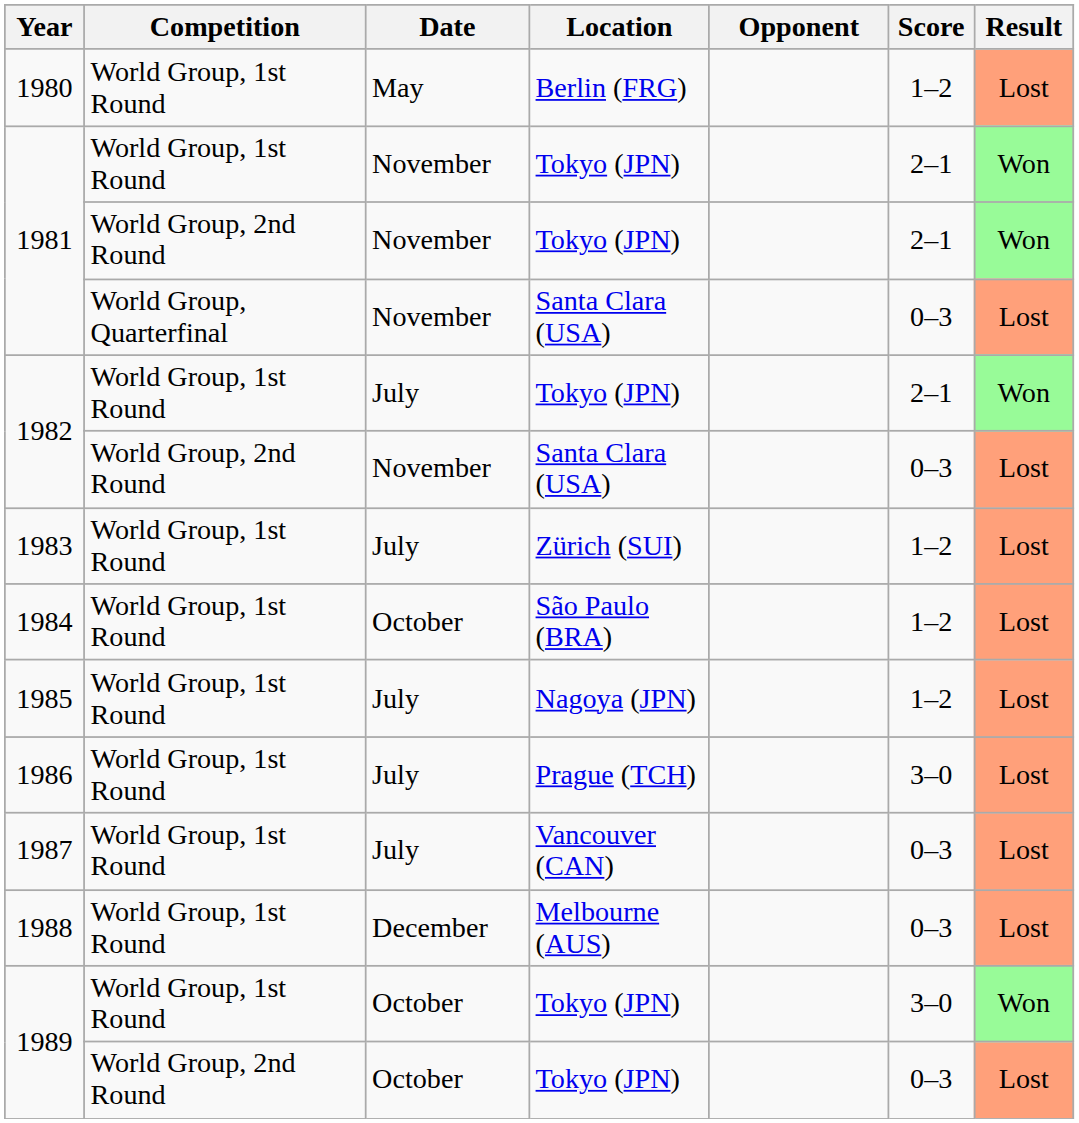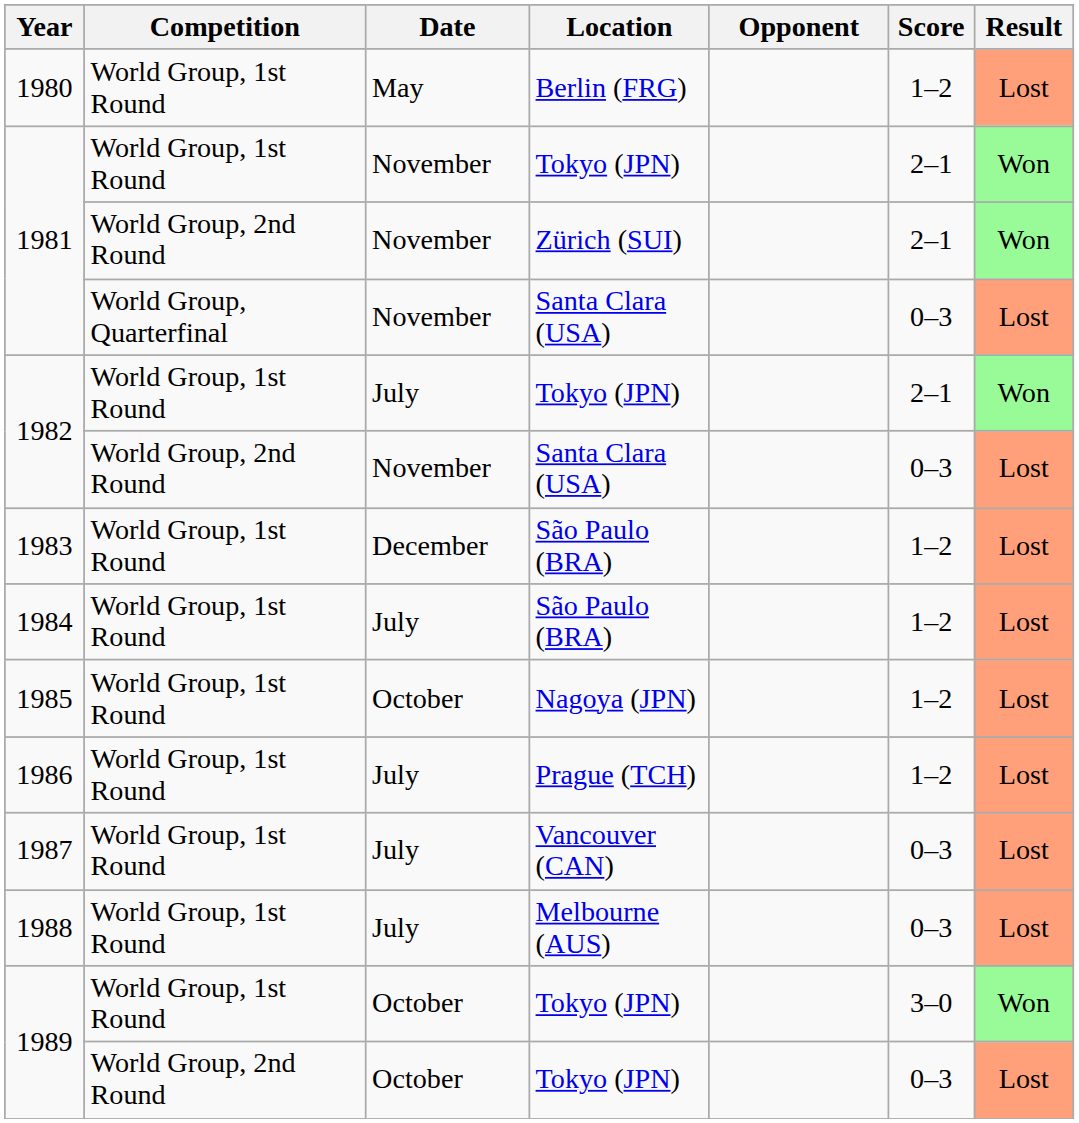(608, 240) Tokyo (JPN) -> (609, 240) Zürich (SUI)
(396, 545) July -> (430, 545) December
(609, 545) Zürich (SUI) -> (592, 545) São Paulo (BRA)
(417, 621) October -> (396, 621) July
(396, 698) July -> (417, 698) October
(931, 774) 3–0 -> (931, 774) 1–2
(430, 927) December -> (396, 927) July
